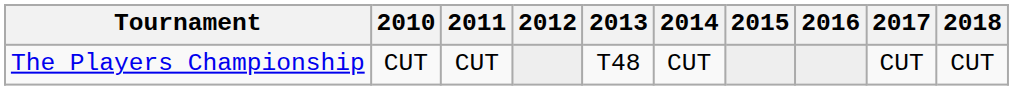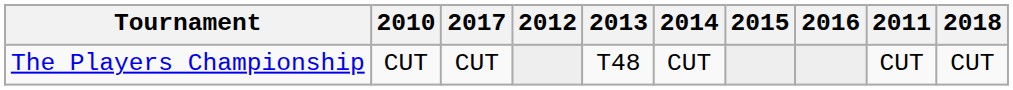columns swapped: (477, 25) <-> (902, 25)
